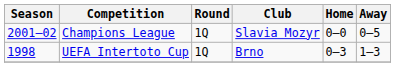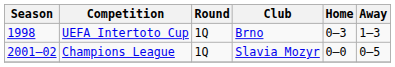rows swapped: (126, 52) <-> (118, 33)
